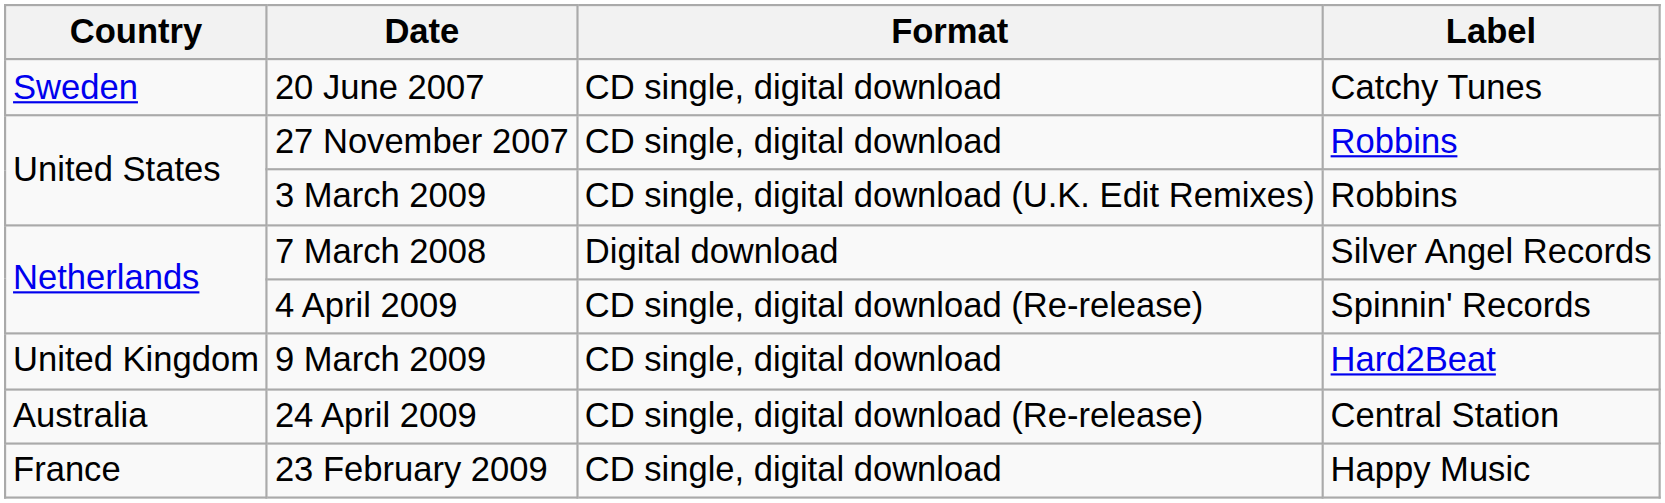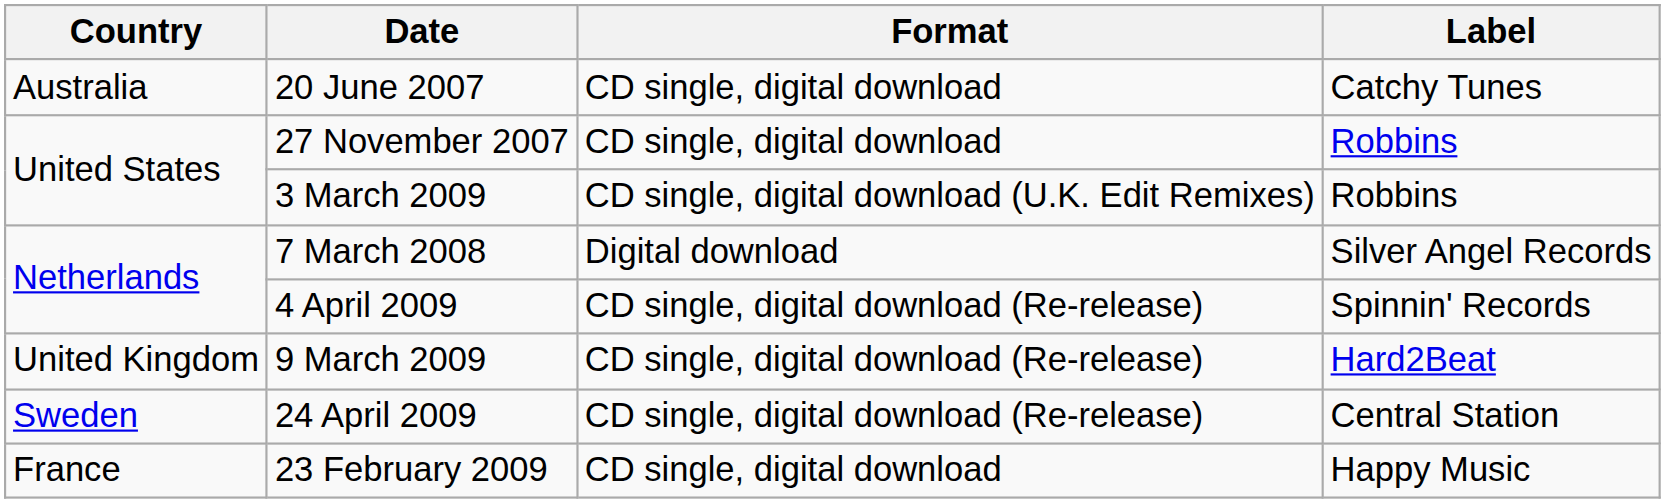(75, 86) Sweden -> (80, 86) Australia
(793, 360) CD single, digital download -> (894, 360) CD single, digital download (Re-release)
(80, 415) Australia -> (75, 415) Sweden
